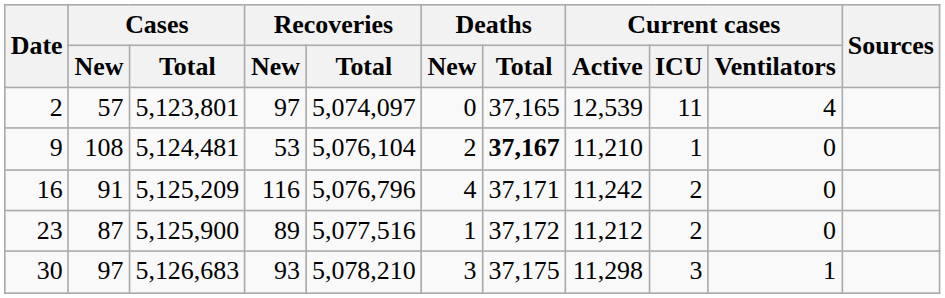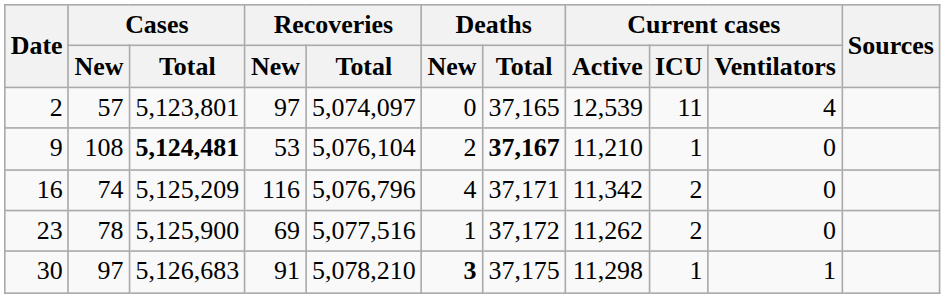(187, 148) normal -> (187, 148) bold
(111, 189) 91 -> (111, 189) 74
(608, 189) 11,242 -> (608, 189) 11,342
(111, 230) 87 -> (111, 230) 78
(287, 230) 89 -> (287, 230) 69
(608, 230) 11,212 -> (608, 230) 11,262
(287, 271) 93 -> (287, 271) 91
(470, 271) normal -> (470, 271) bold
(696, 271) 3 -> (696, 271) 1
